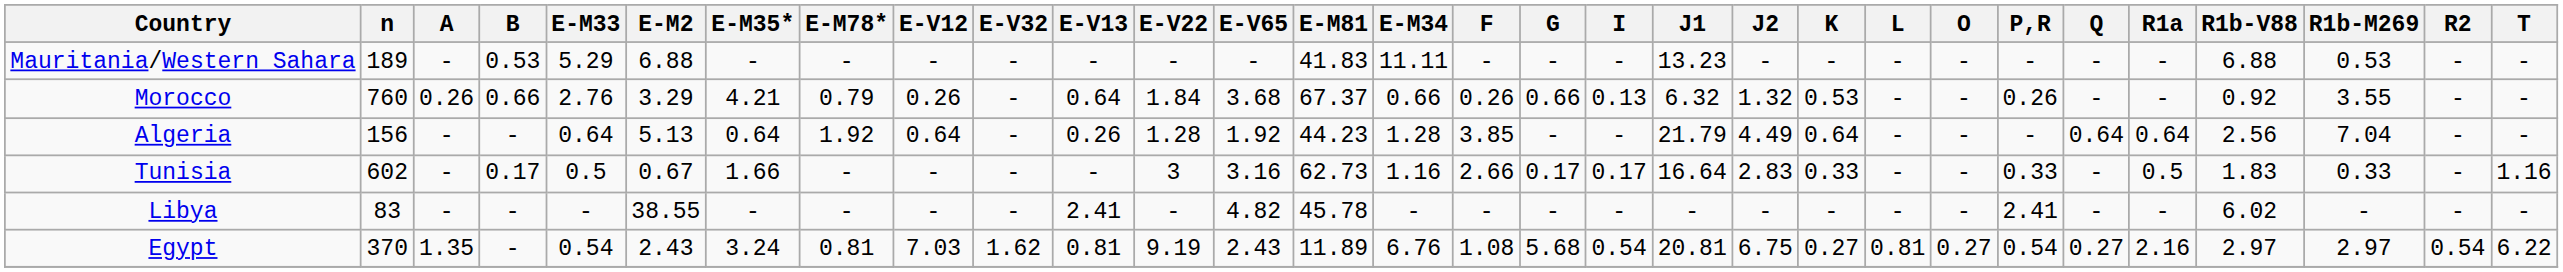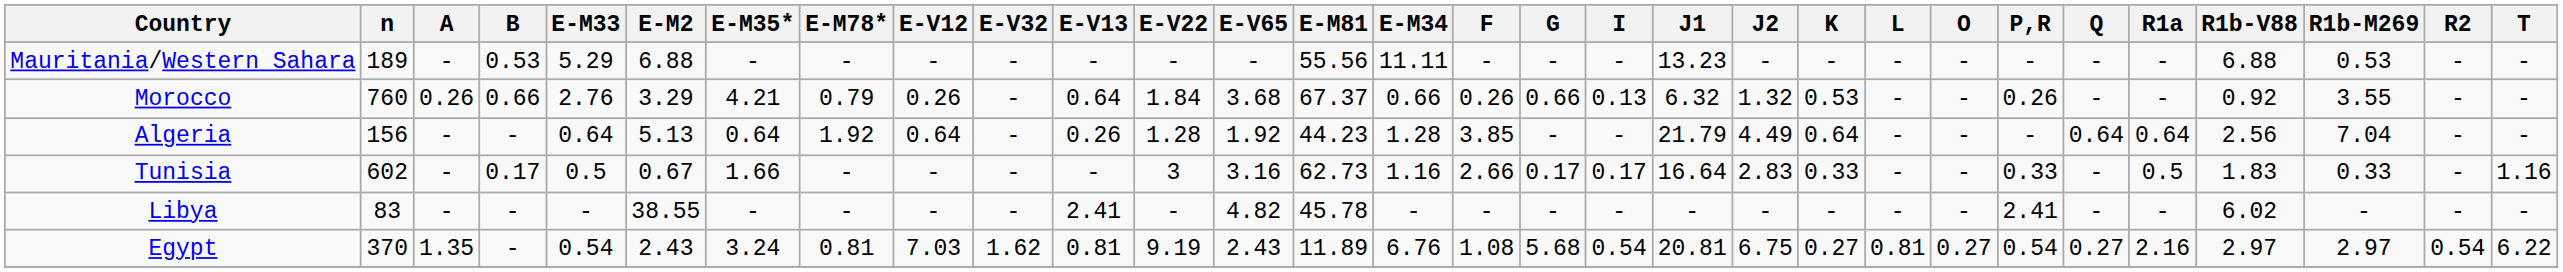(1334, 61) 41.83 -> (1334, 61) 55.56
